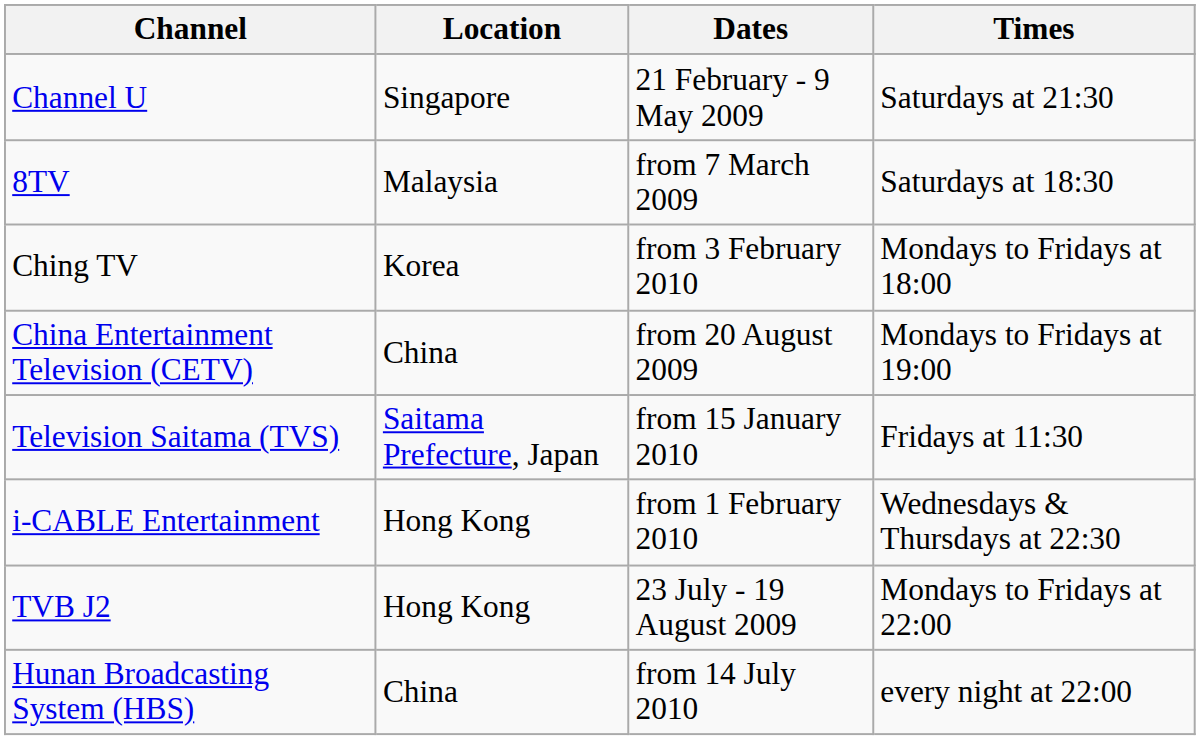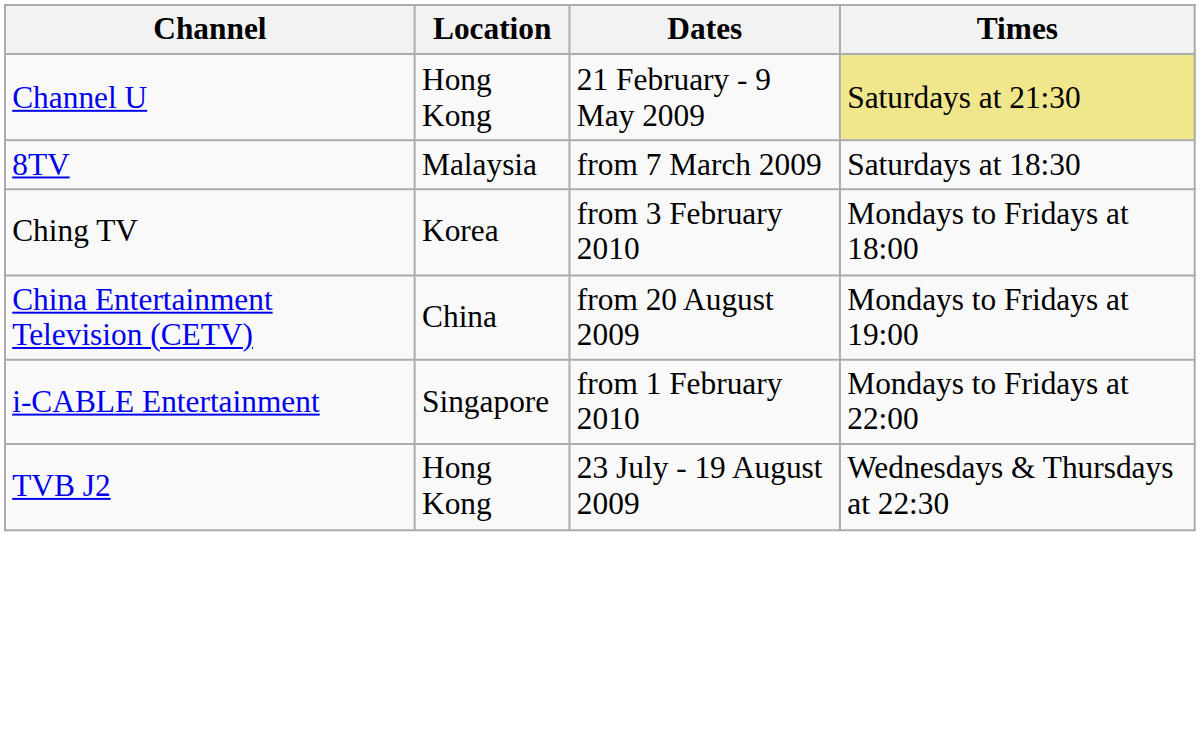(446, 96) Singapore -> (457, 96) Hong Kong
(997, 96) no background -> (964, 96) khaki background
- row: (176, 436)
(456, 521) Hong Kong -> (486, 401) Singapore
(1001, 521) Wednesdays & Thursdays at 22:30 -> (988, 401) Mondays to Fridays at 22:00
(1021, 606) Mondays to Fridays at 22:00 -> (1010, 486) Wednesdays & Thursdays at 22:30
- row: (141, 691)
